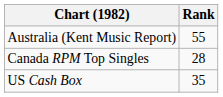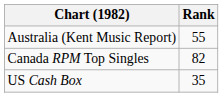(199, 59) 28 -> (199, 59) 82
